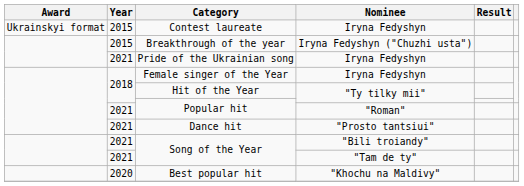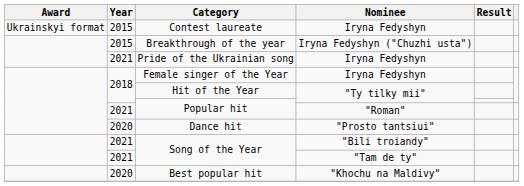(121, 127) 2021 -> (121, 127) 2020
